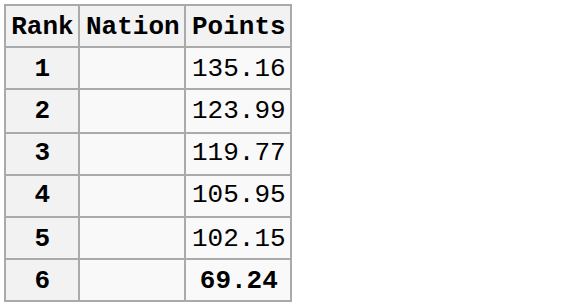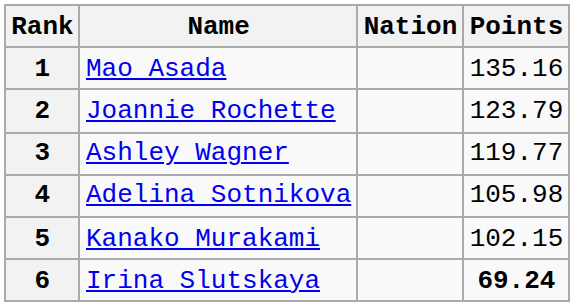+ column: (219, 26)
(239, 111) 123.99 -> (516, 111) 123.79
(239, 196) 105.95 -> (516, 196) 105.98
